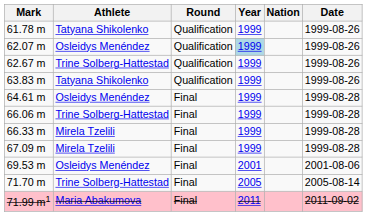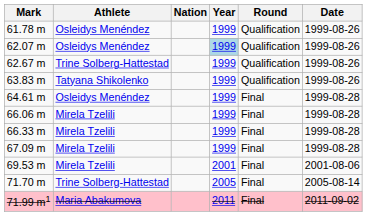columns swapped: (283, 13) <-> (203, 13)
(102, 30) Tatyana Shikolenko -> (103, 30) Osleidys Menéndez
(112, 115) Trine Solberg-Hattestad -> (85, 115) Mirela Tzelili
(103, 166) Osleidys Menéndez -> (85, 166) Mirela Tzelili
